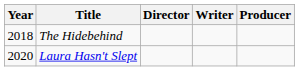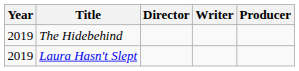(20, 35) 2018 -> (20, 35) 2019
(20, 55) 2020 -> (20, 55) 2019
